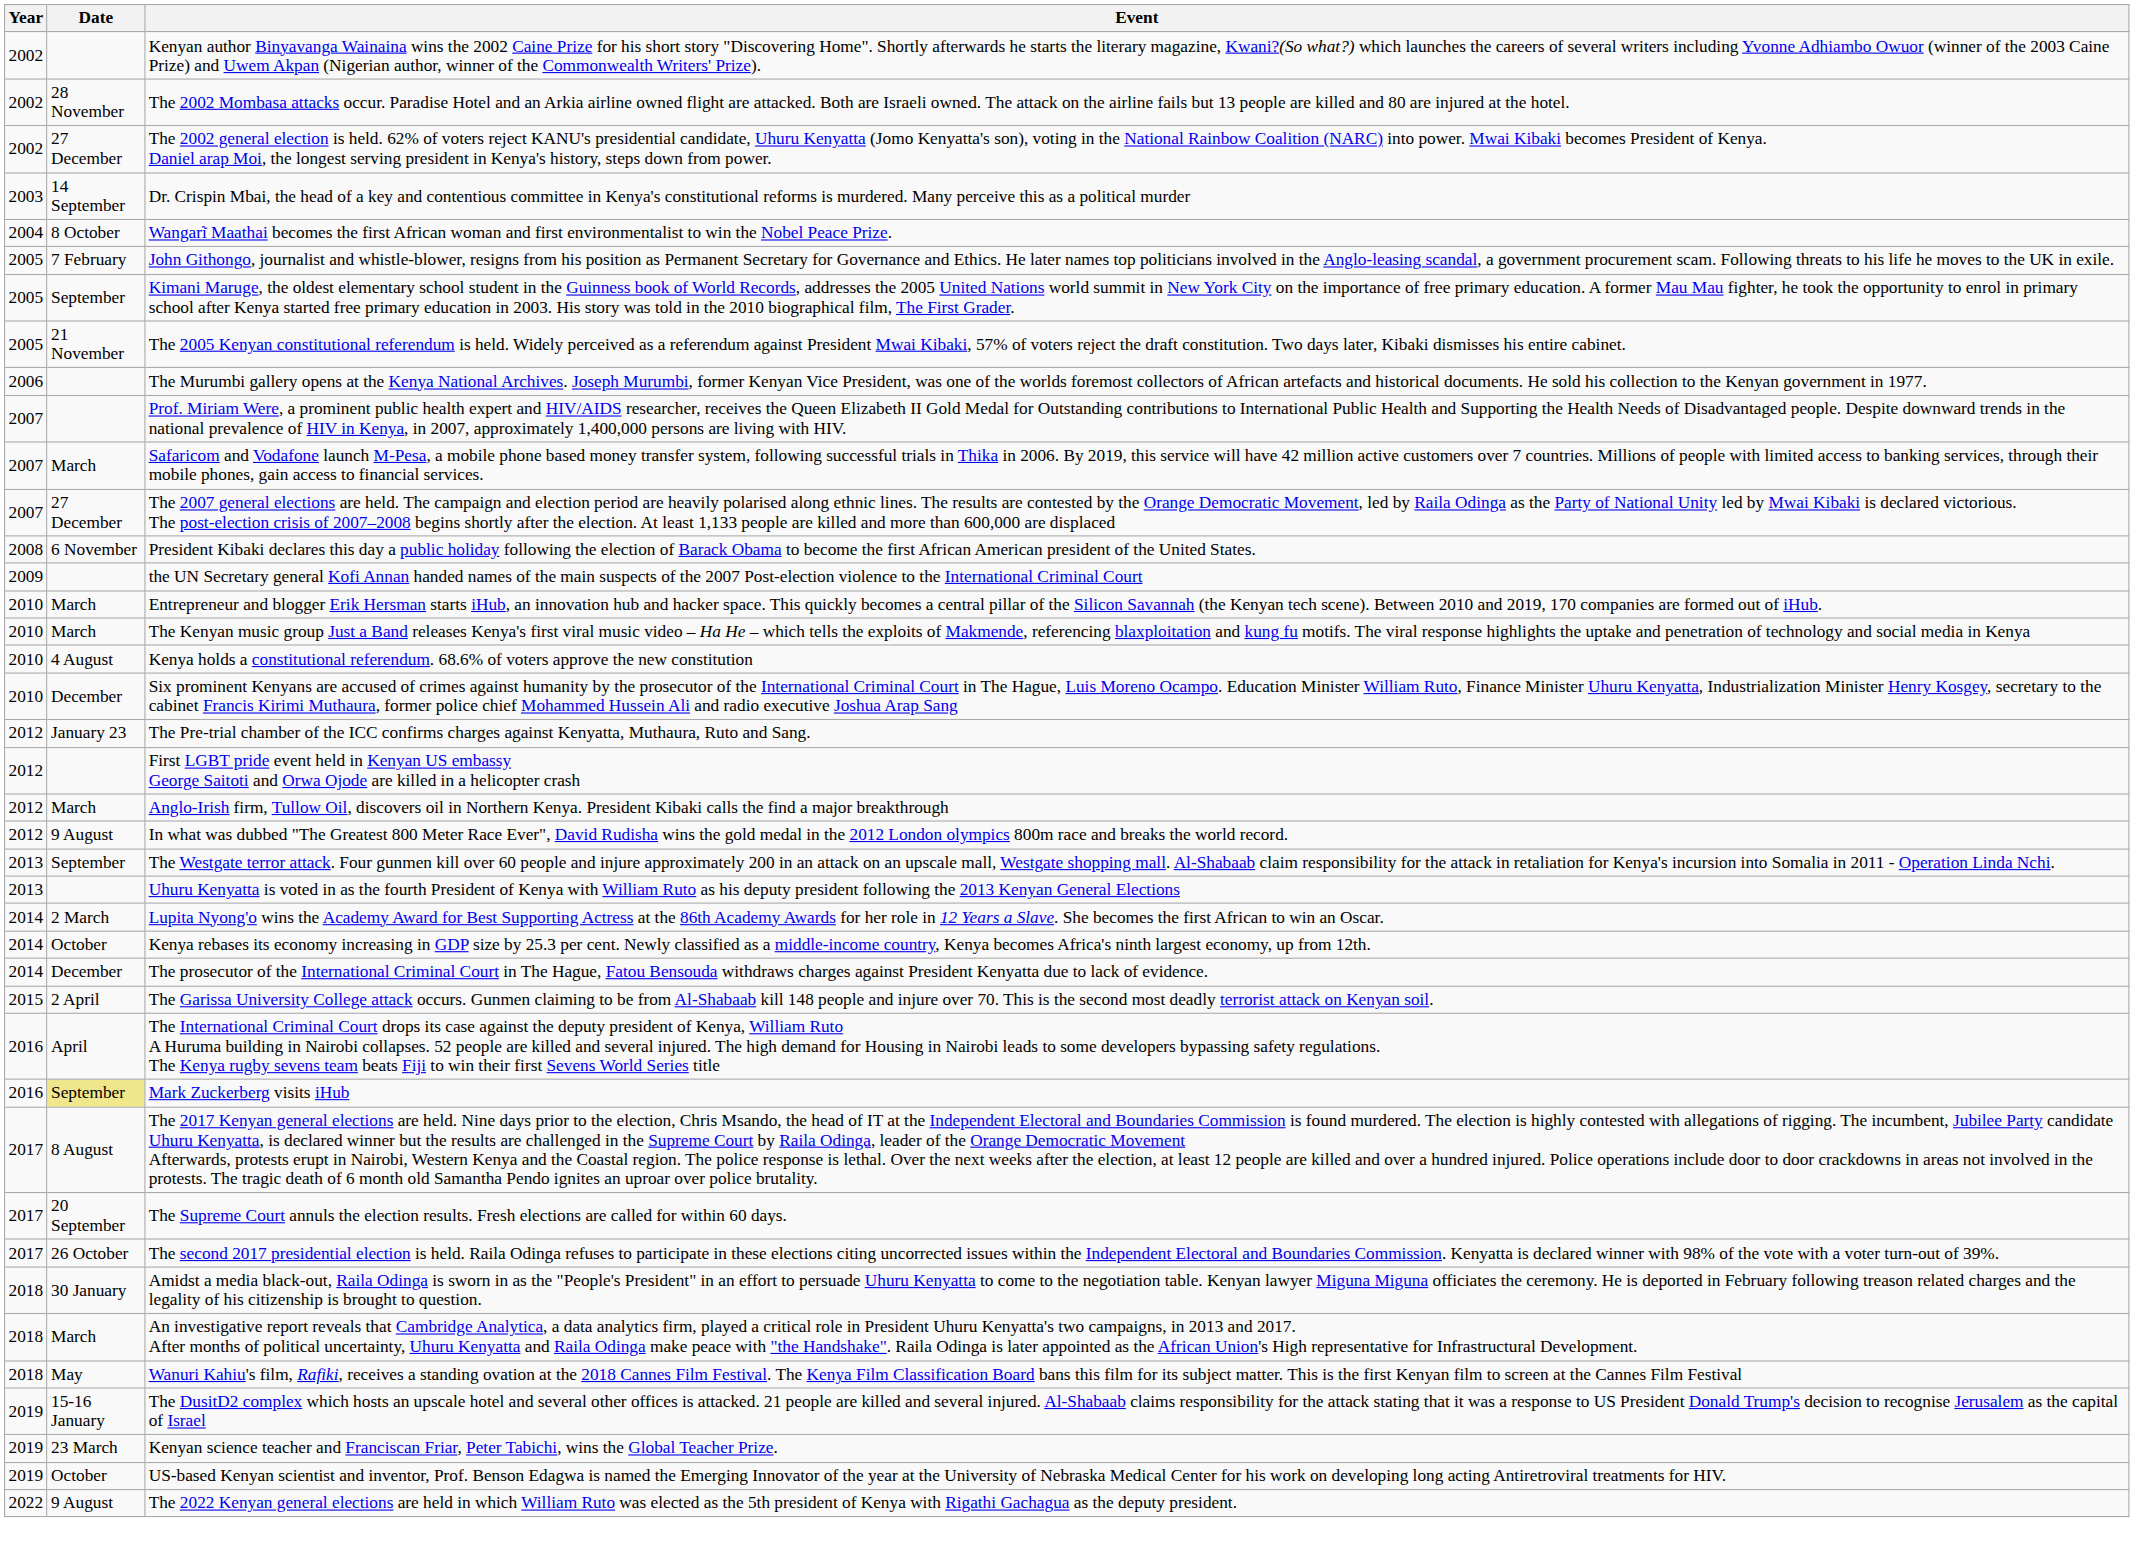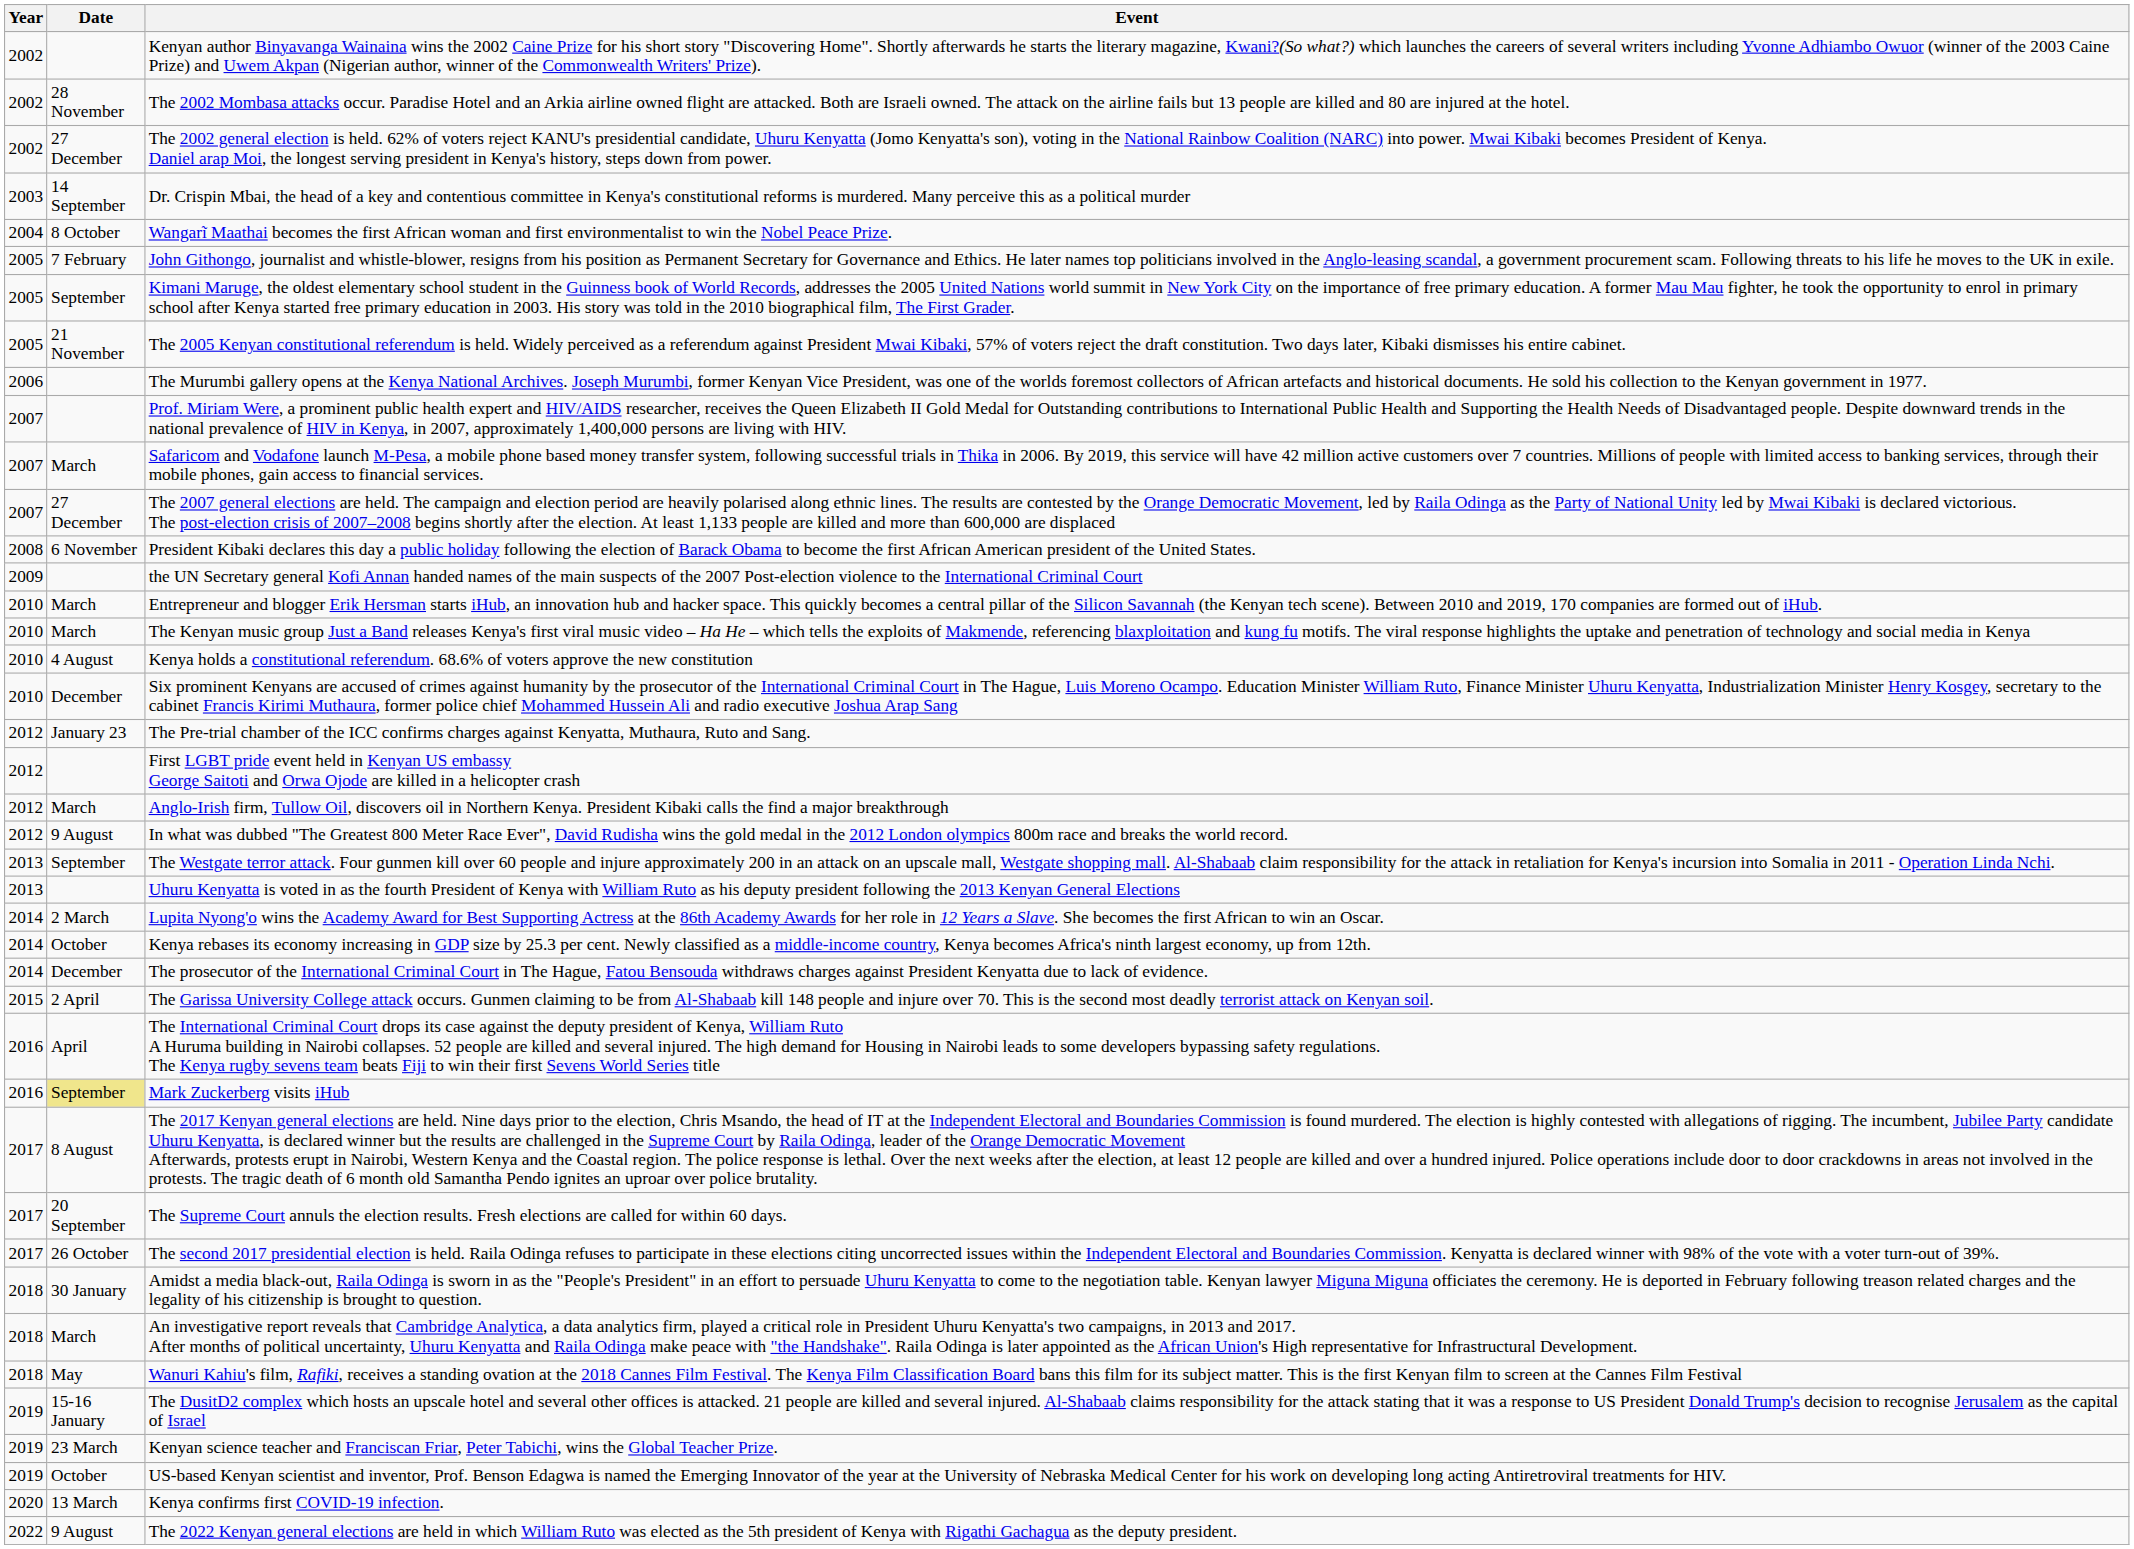+ row: (296, 1503)
